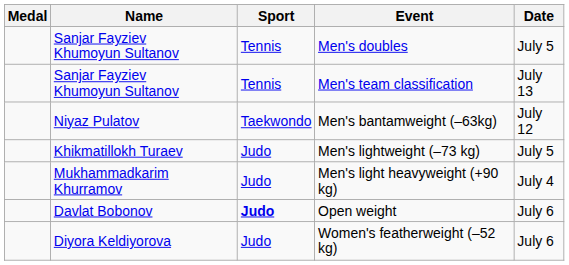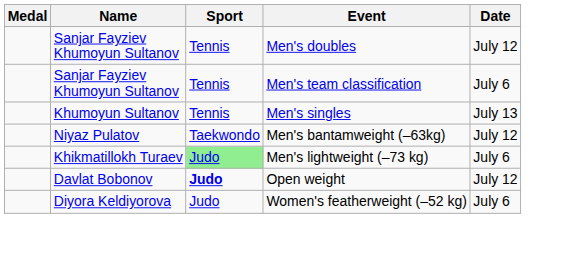(536, 46) July 5 -> (496, 46) July 12
(530, 83) July 13 -> (492, 83) July 6
+ row: (309, 113)
(256, 151) no background -> (204, 158) lightgreen background
(536, 151) July 5 -> (492, 158) July 6
- row: (408, 181)
(536, 211) July 6 -> (496, 180) July 12
